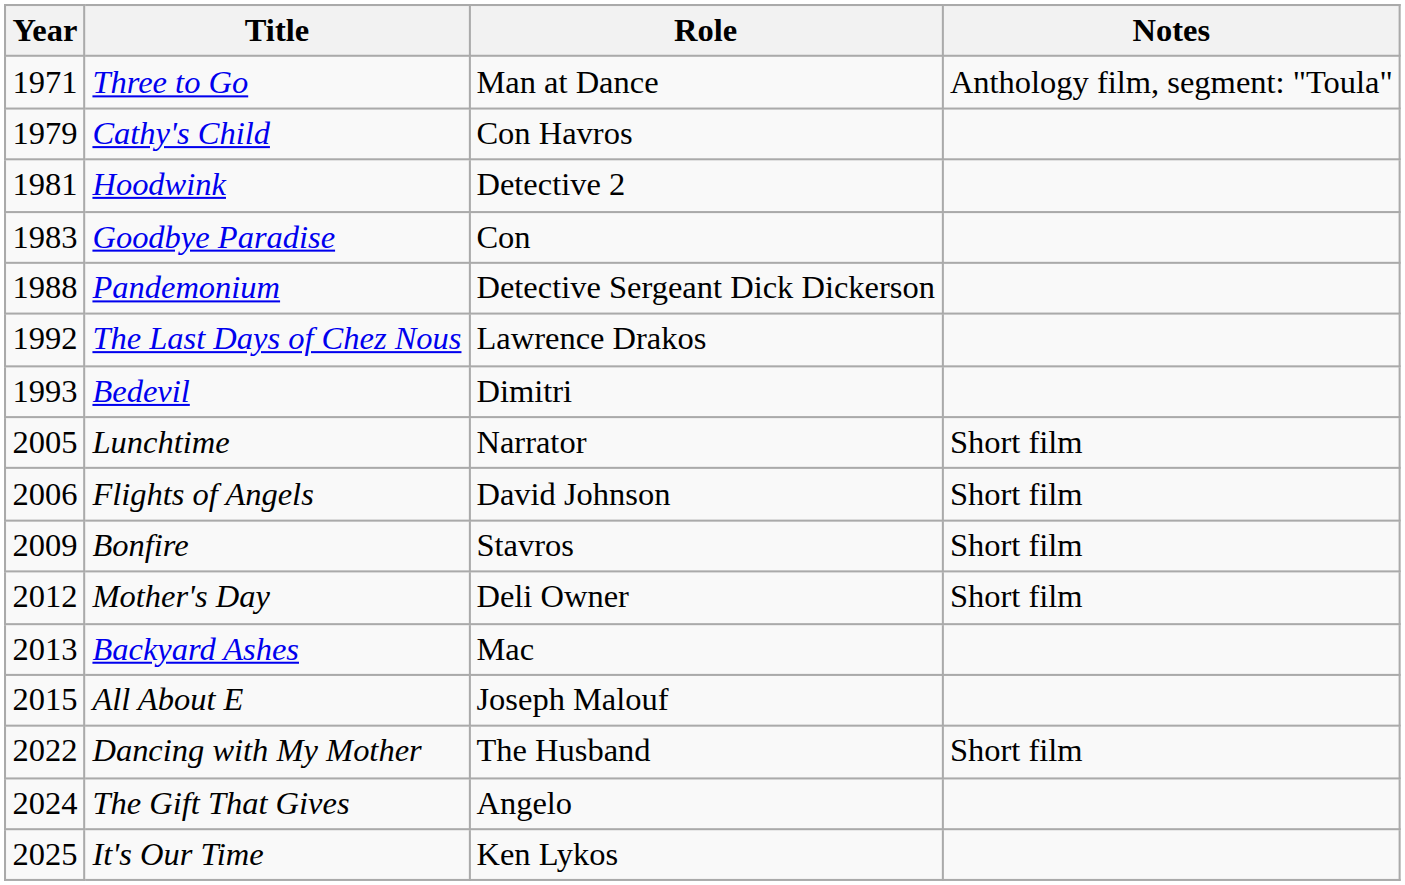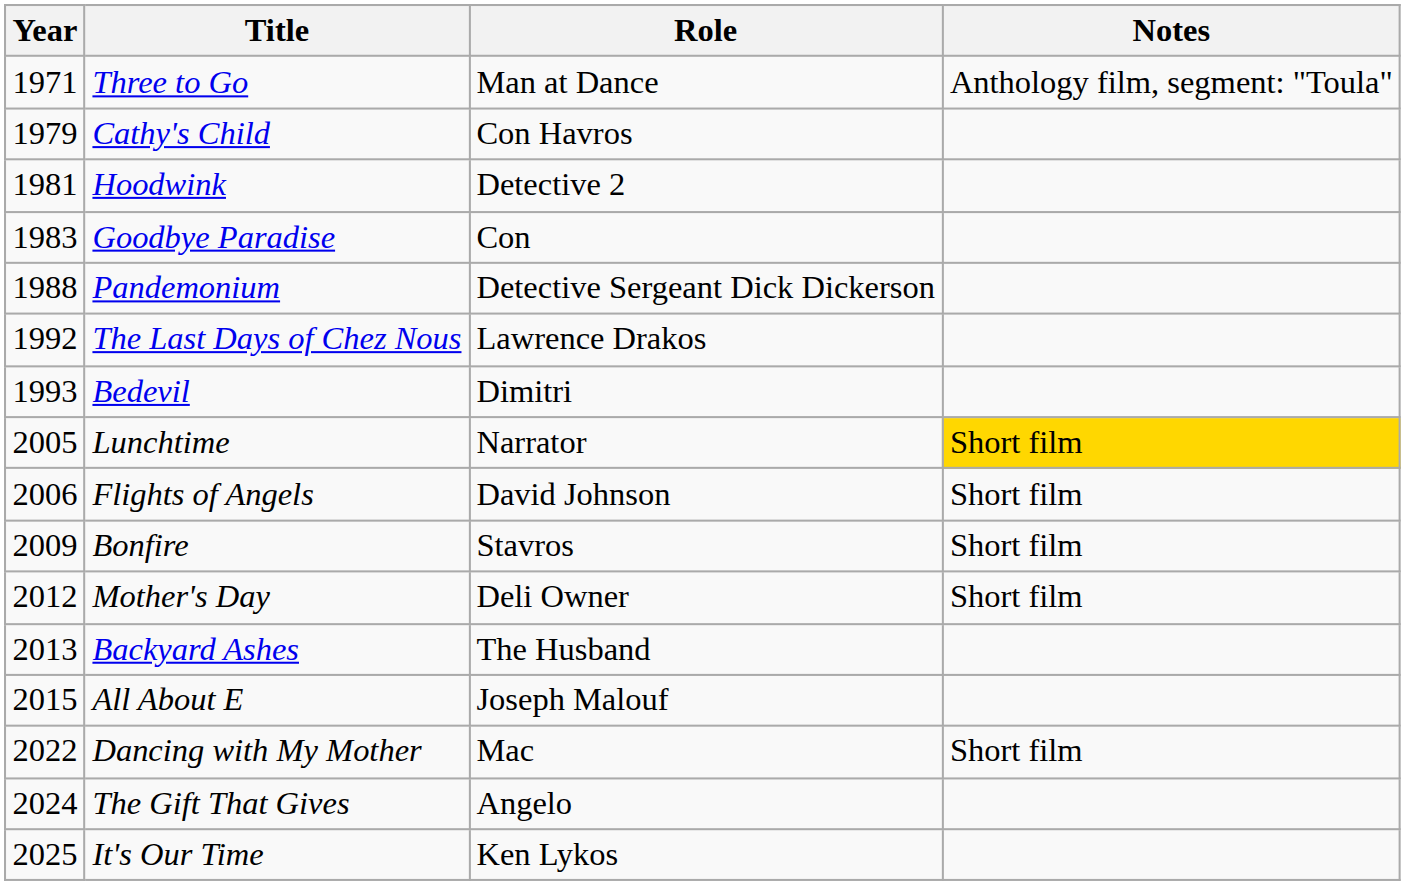(1016, 442) no background -> (1016, 442) gold background
(505, 648) Mac -> (564, 648) The Husband
(564, 751) The Husband -> (505, 751) Mac
